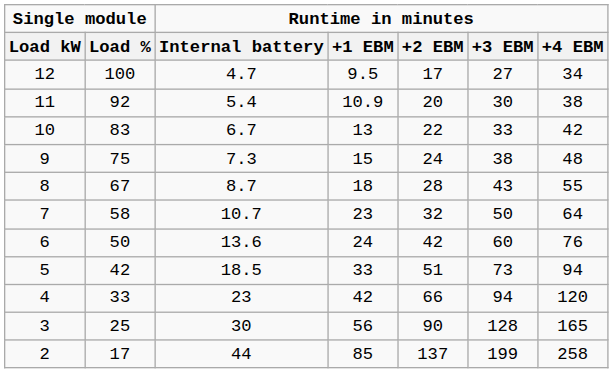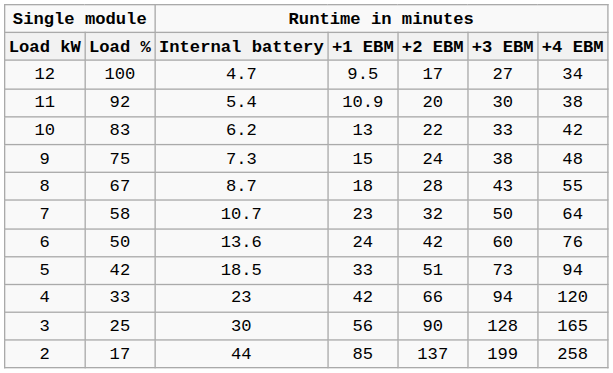(241, 131) 6.7 -> (241, 131) 6.2
